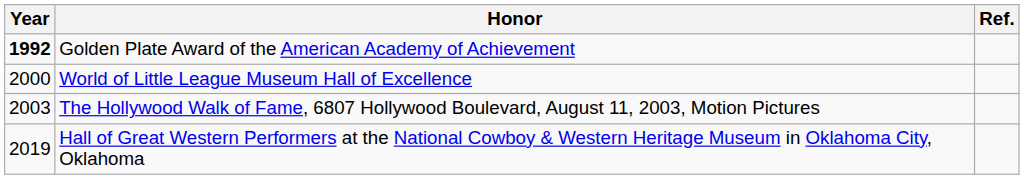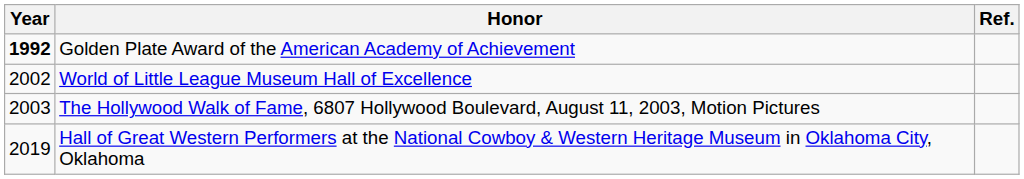(30, 78) 2000 -> (30, 78) 2002
